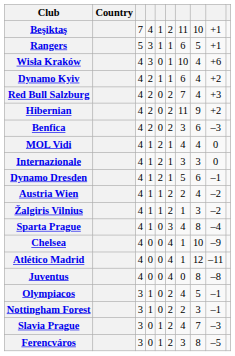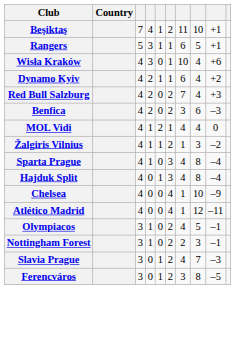- row: (49, 111)
- row: (49, 161)
- row: (49, 177)
- row: (49, 194)
+ row: (49, 177)
- row: (49, 276)
